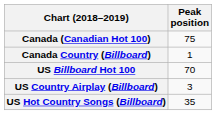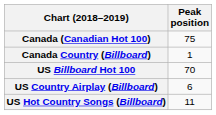(190, 86) 3 -> (190, 86) 6
(190, 102) 35 -> (190, 102) 11
